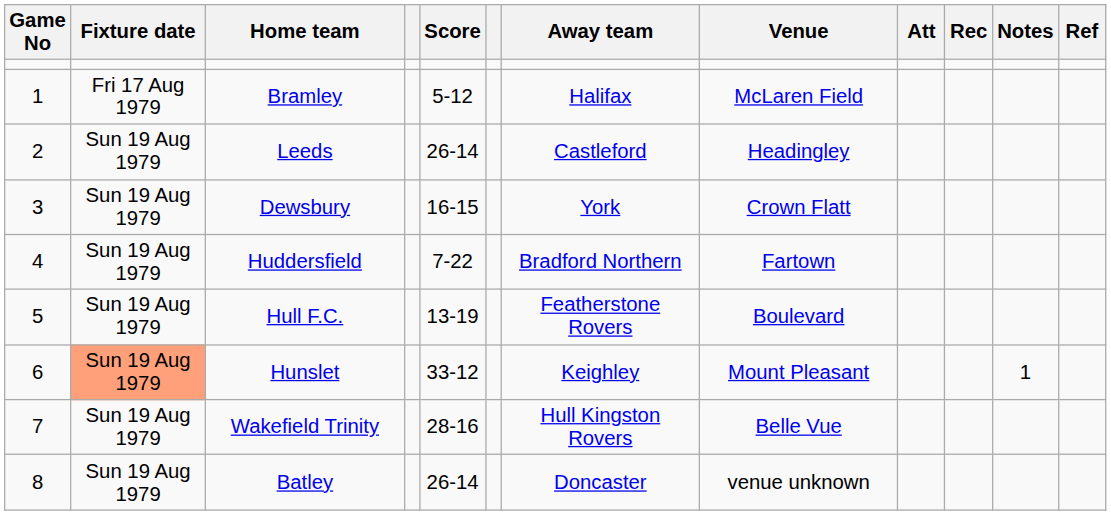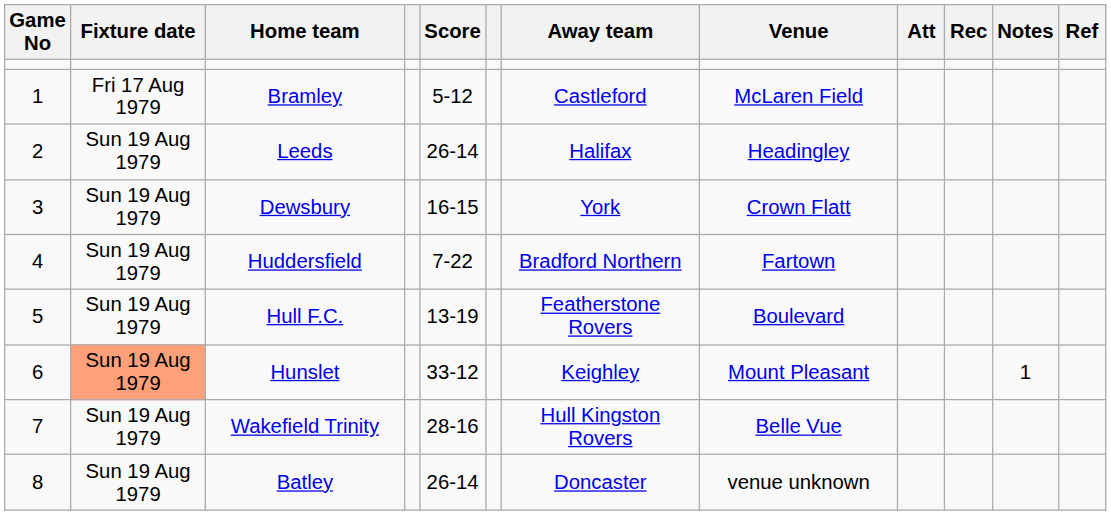(600, 96) Halifax -> (600, 96) Castleford
(600, 151) Castleford -> (600, 151) Halifax
